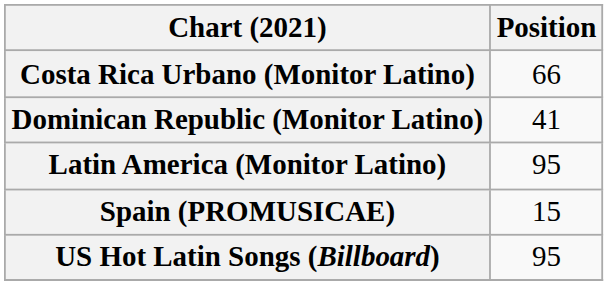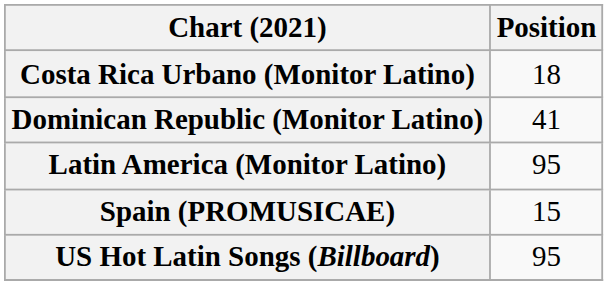(547, 73) 66 -> (547, 73) 18
